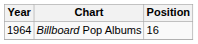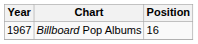(19, 30) 1964 -> (19, 30) 1967
